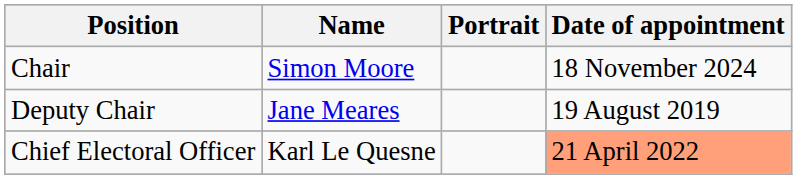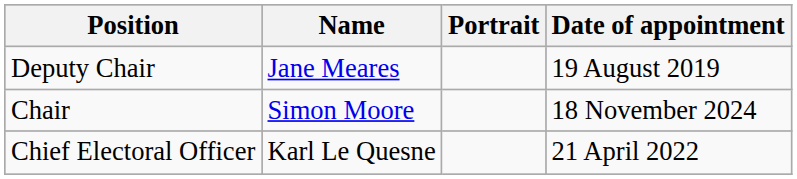rows swapped: (40, 67) <-> (83, 109)
(625, 151) lightsalmon background -> (625, 151) no background
